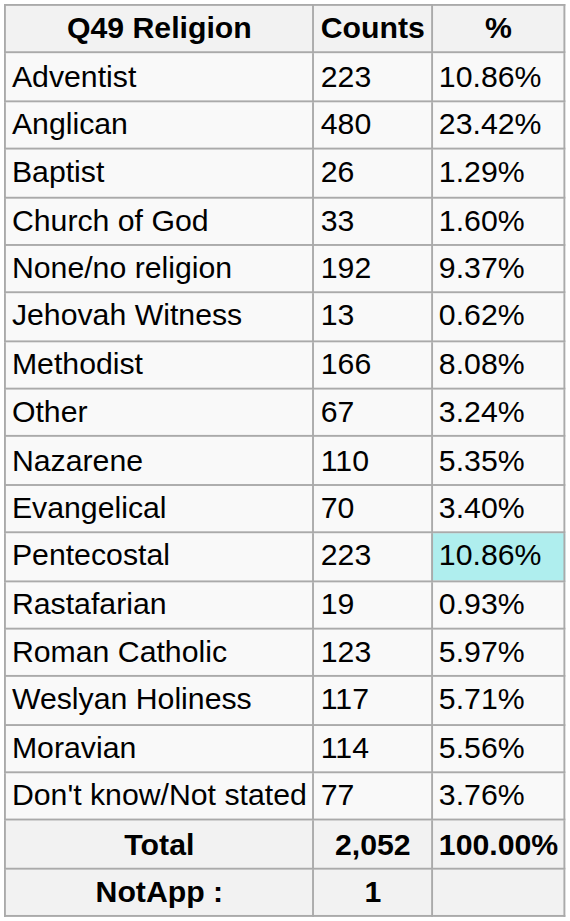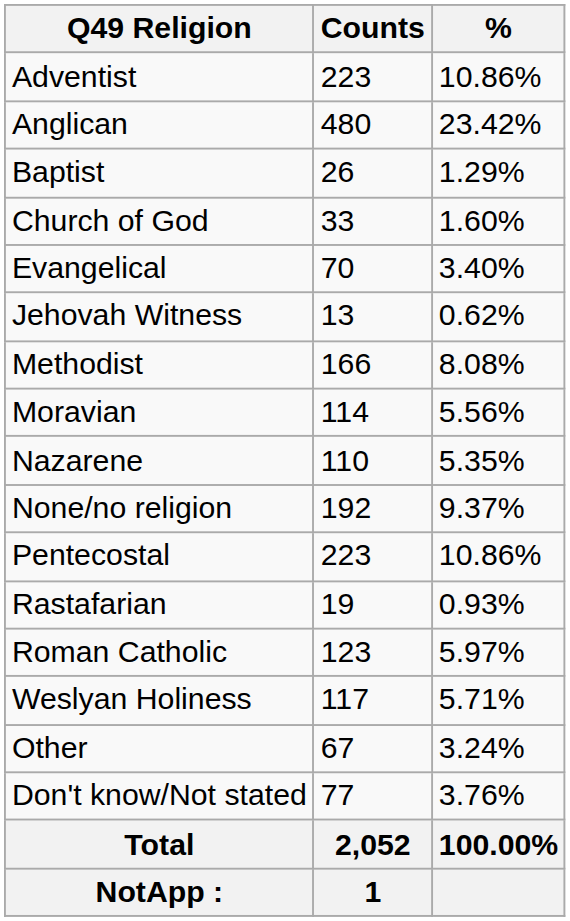rows swapped: (89, 508) <-> (122, 268)
rows swapped: (74, 747) <-> (50, 412)
(490, 556) paleturquoise background -> (490, 556) no background
